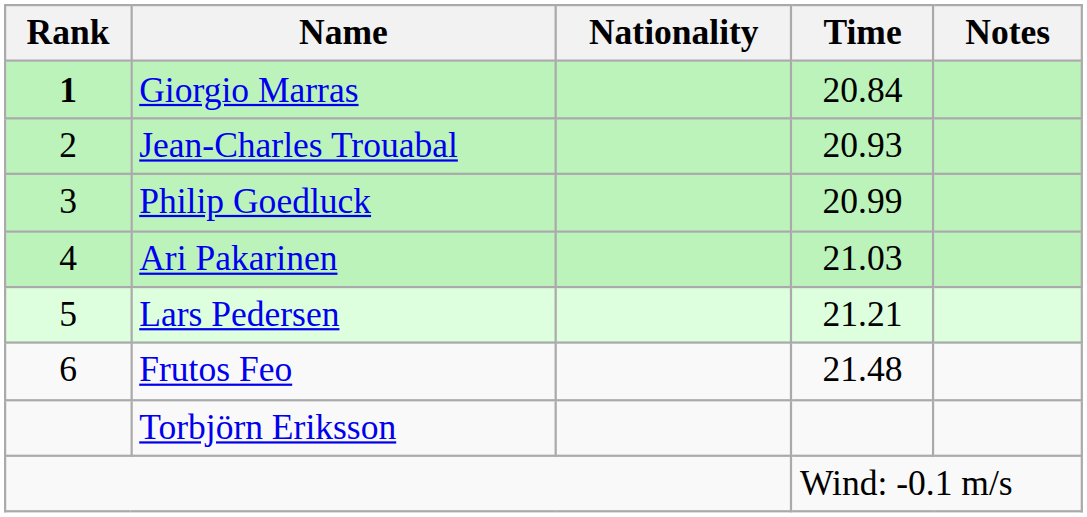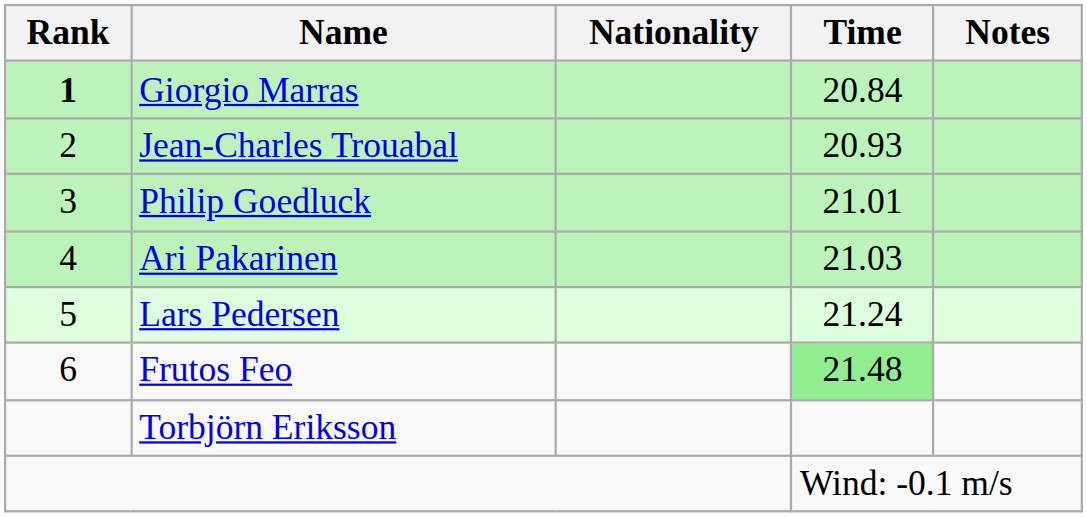(863, 201) 20.99 -> (863, 201) 21.01
(863, 314) 21.21 -> (863, 314) 21.24
(863, 370) no background -> (863, 370) lightgreen background
